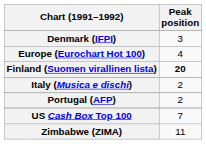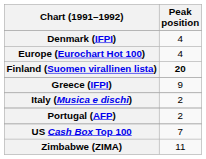(180, 38) 3 -> (180, 38) 4
+ row: (82, 85)
